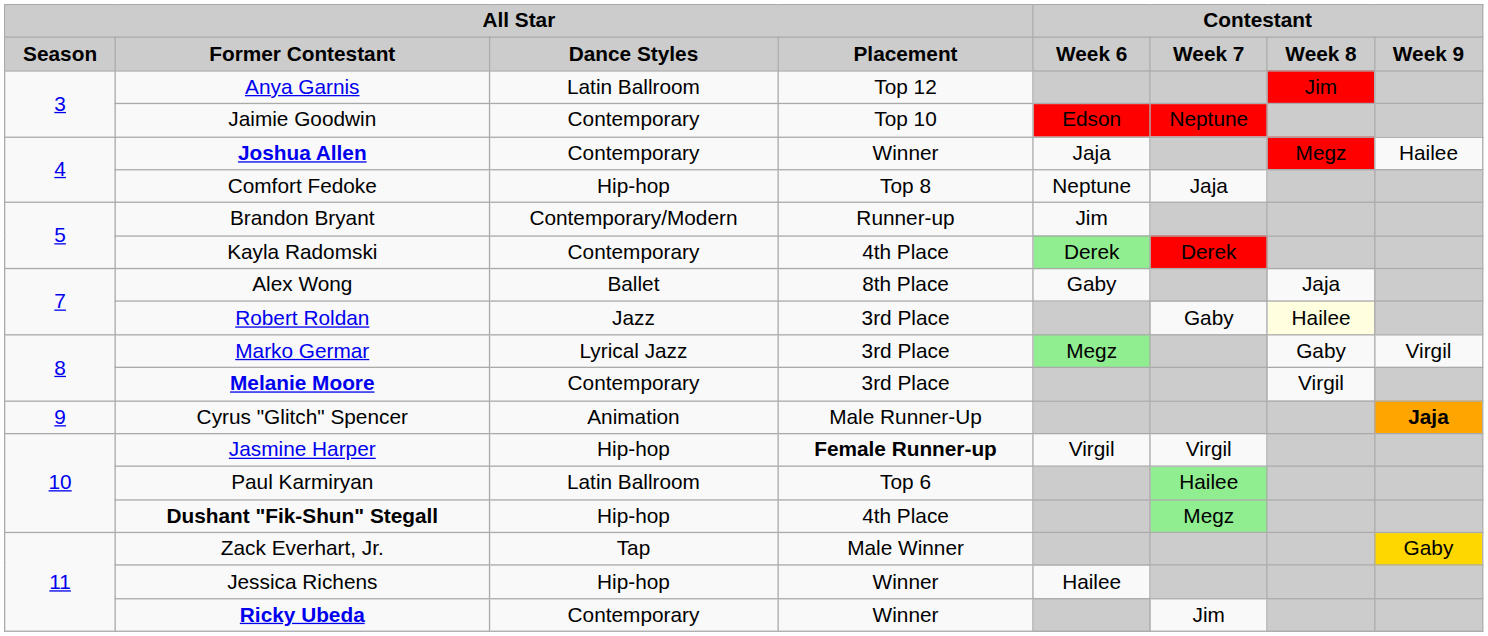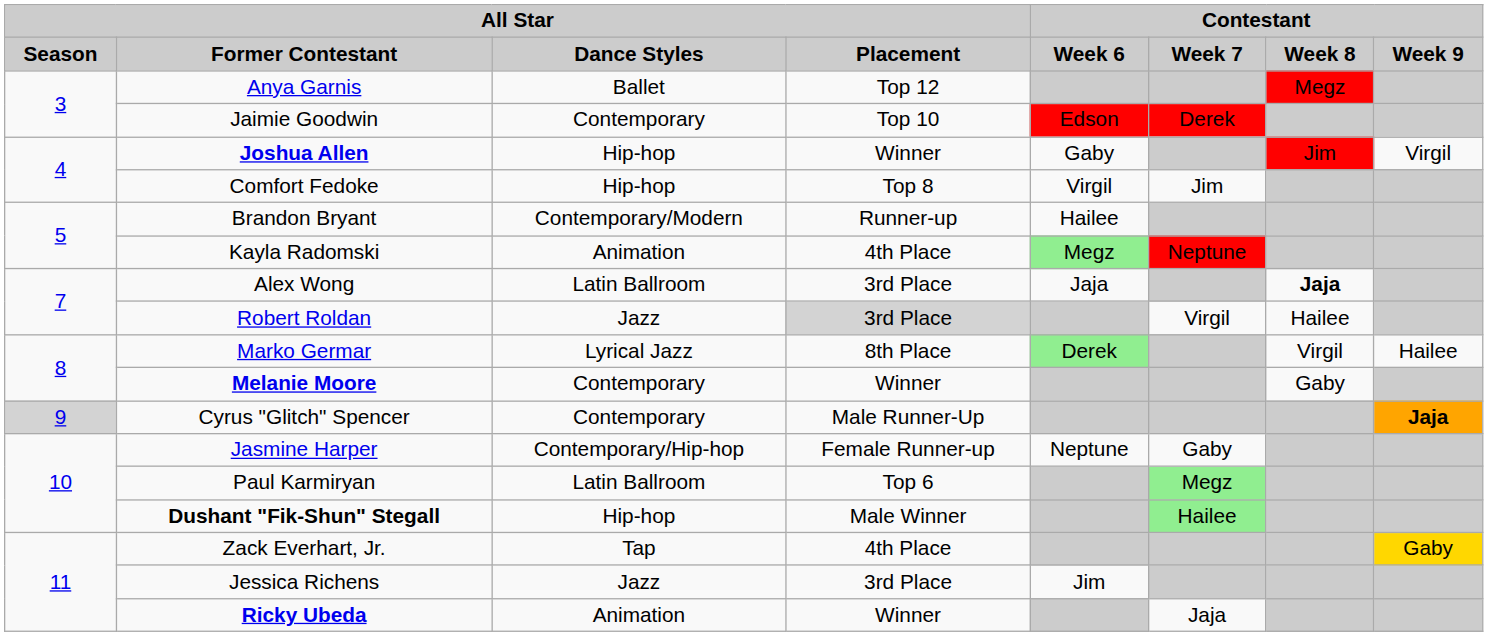(633, 86) Latin Ballroom -> (639, 86) Ballet
(1321, 86) Jim -> (1320, 86) Megz
(1209, 119) Neptune -> (1207, 119) Derek
(633, 152) Contemporary -> (639, 152) Hip-hop
(1092, 152) Jaja -> (1089, 152) Gaby
(1321, 152) Megz -> (1320, 152) Jim
(1428, 152) Hailee -> (1428, 152) Virgil
(1092, 185) Neptune -> (1089, 185) Virgil
(1209, 185) Jaja -> (1207, 185) Jim
(1092, 218) Jim -> (1089, 218) Hailee
(633, 251) Contemporary -> (639, 251) Animation
(1092, 251) Derek -> (1089, 251) Megz
(1209, 251) Derek -> (1207, 251) Neptune
(633, 284) Ballet -> (639, 284) Latin Ballroom
(906, 284) 8th Place -> (908, 284) 3rd Place
(1092, 284) Gaby -> (1089, 284) Jaja
(1321, 284) normal -> (1320, 284) bold
(906, 317) no background -> (908, 317) lightgrey background
(1209, 317) Gaby -> (1207, 317) Virgil
(1321, 317) lightyellow background -> (1320, 317) no background
(906, 350) 3rd Place -> (908, 350) 8th Place
(1092, 350) Megz -> (1089, 350) Derek
(1321, 350) Gaby -> (1320, 350) Virgil
(1428, 350) Virgil -> (1428, 350) Hailee
(906, 383) 3rd Place -> (908, 383) Winner
(1321, 383) Virgil -> (1320, 383) Gaby
(60, 416) no background -> (60, 416) lightgrey background
(633, 416) Animation -> (639, 416) Contemporary
(633, 449) Hip-hop -> (639, 449) Contemporary/Hip-hop
(906, 449) bold -> (908, 449) normal
(1092, 449) Virgil -> (1089, 449) Neptune
(1209, 449) Virgil -> (1207, 449) Gaby
(1209, 482) Hailee -> (1207, 482) Megz
(906, 515) 4th Place -> (908, 515) Male Winner
(1209, 515) Megz -> (1207, 515) Hailee
(906, 548) Male Winner -> (908, 548) 4th Place
(633, 581) Hip-hop -> (639, 581) Jazz
(906, 581) Winner -> (908, 581) 3rd Place
(1092, 581) Hailee -> (1089, 581) Jim
(633, 614) Contemporary -> (639, 614) Animation
(1209, 614) Jim -> (1207, 614) Jaja
